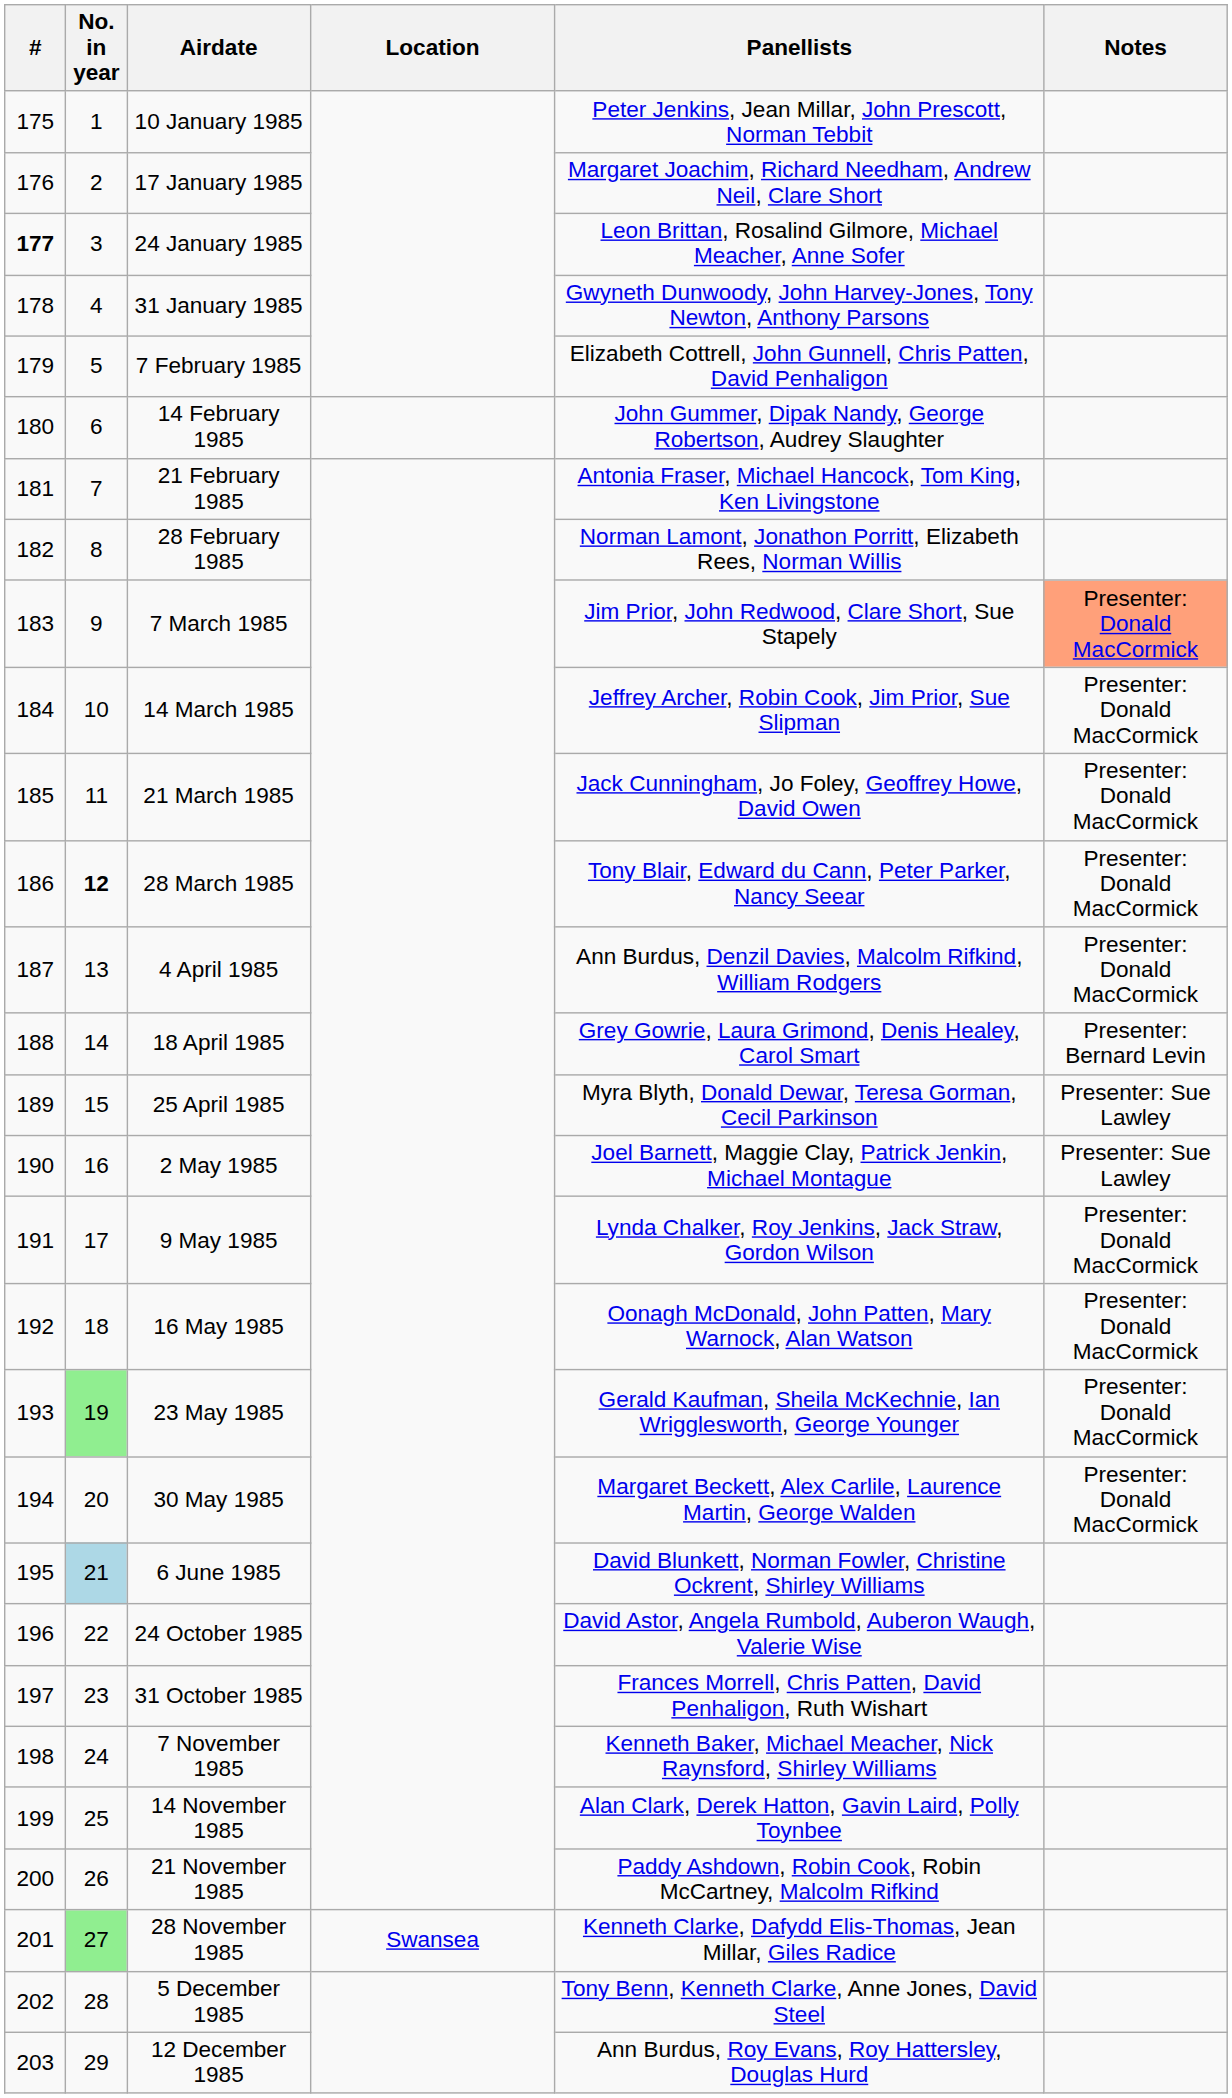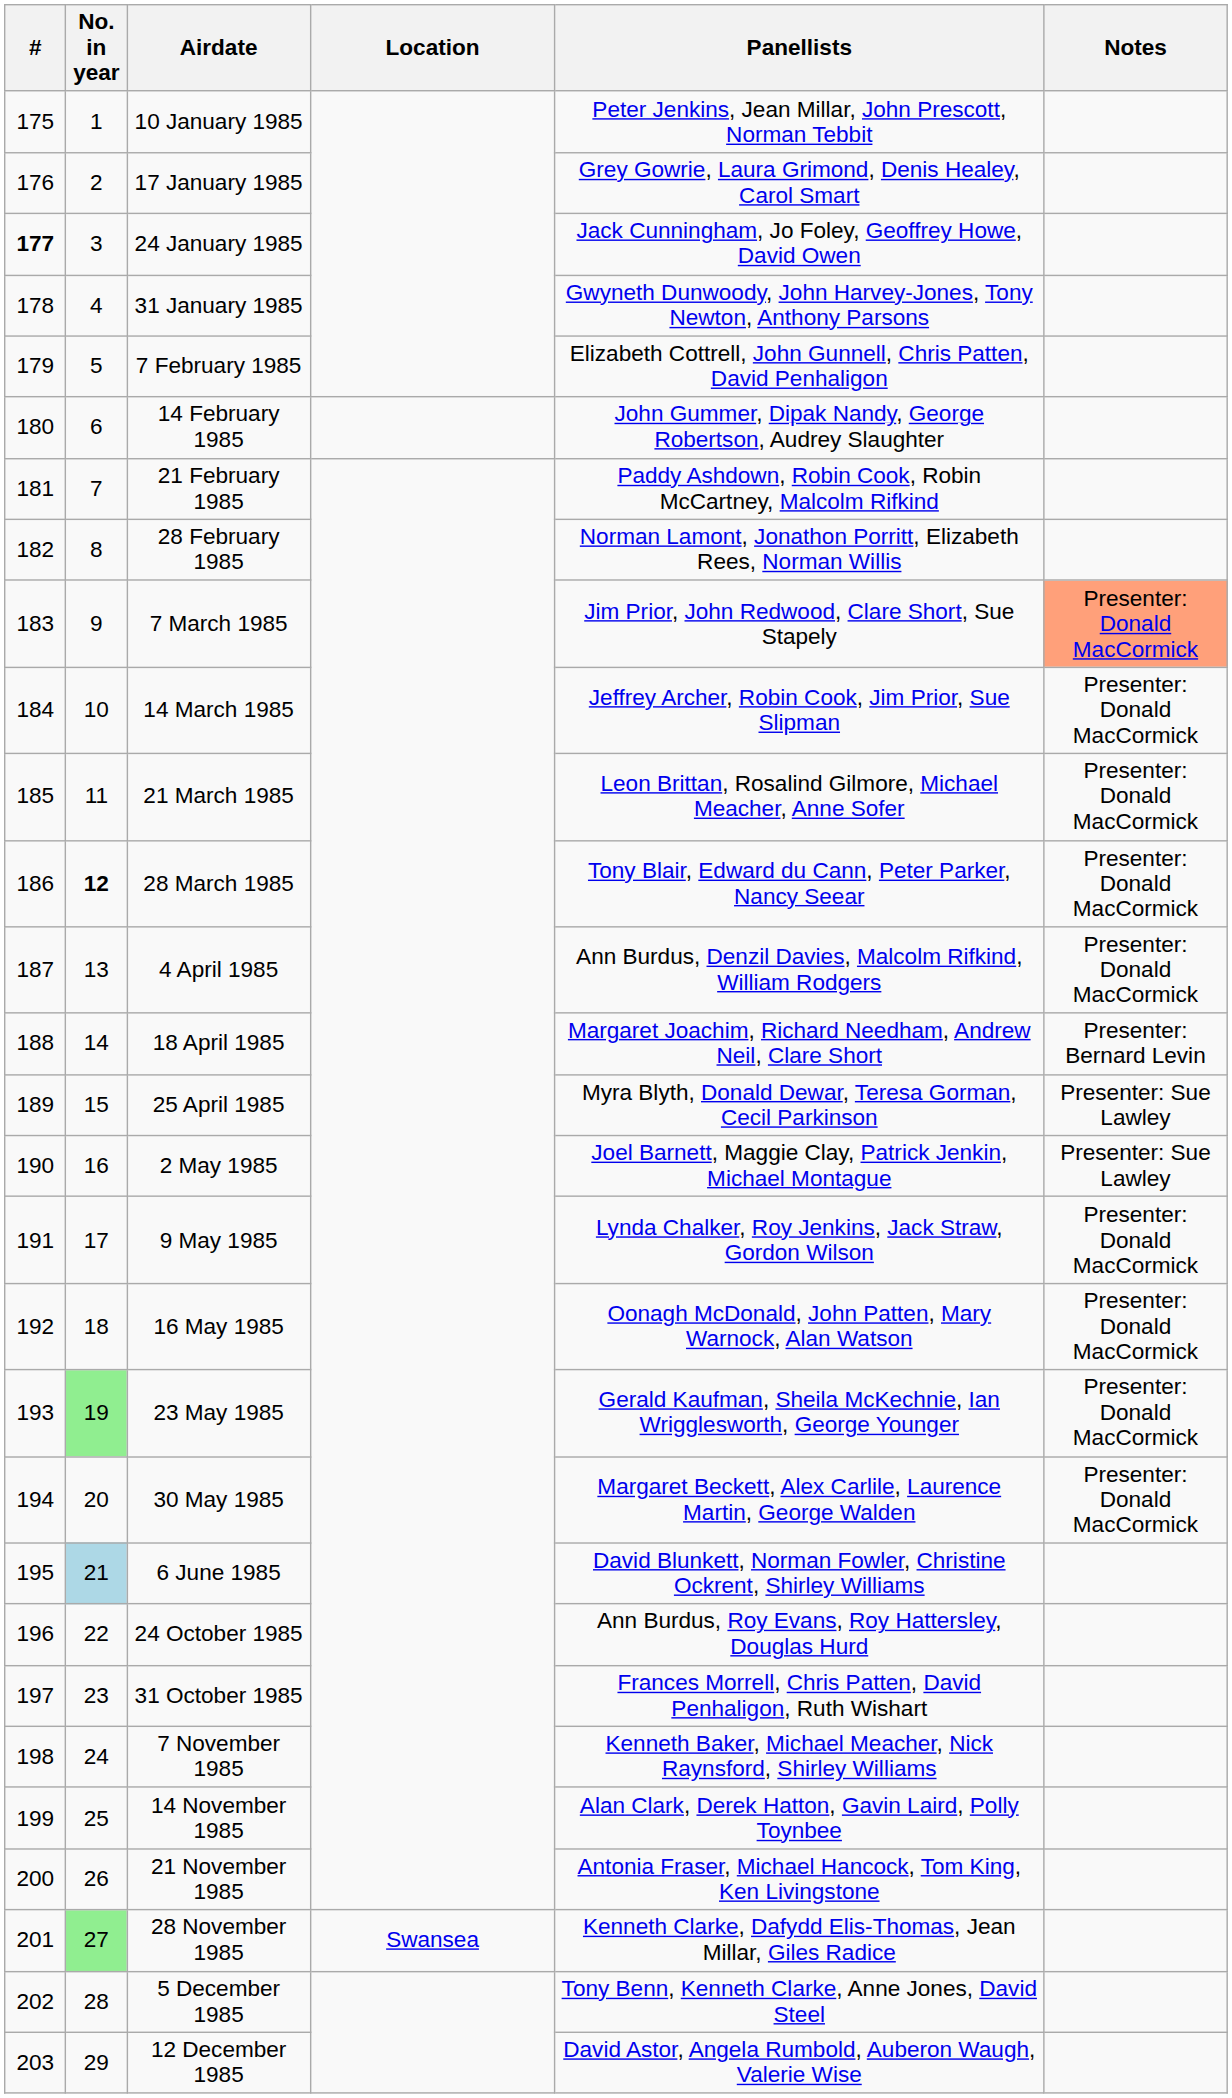(799, 182) Margaret Joachim, Richard Needham, Andrew Neil, Clare Short -> (799, 182) Grey Gowrie, Laura Grimond, Denis Healey, Carol Smart
(799, 243) Leon Brittan, Rosalind Gilmore, Michael Meacher, Anne Sofer -> (799, 243) Jack Cunningham, Jo Foley, Geoffrey Howe, David Owen
(799, 488) Antonia Fraser, Michael Hancock, Tom King, Ken Livingstone -> (799, 488) Paddy Ashdown, Robin Cook, Robin McCartney, Malcolm Rifkind
(799, 796) Jack Cunningham, Jo Foley, Geoffrey Howe, David Owen -> (799, 796) Leon Brittan, Rosalind Gilmore, Michael Meacher, Anne Sofer
(799, 1043) Grey Gowrie, Laura Grimond, Denis Healey, Carol Smart -> (799, 1043) Margaret Joachim, Richard Needham, Andrew Neil, Clare Short
(799, 1634) David Astor, Angela Rumbold, Auberon Waugh, Valerie Wise -> (799, 1634) Ann Burdus, Roy Evans, Roy Hattersley, Douglas Hurd
(799, 1879) Paddy Ashdown, Robin Cook, Robin McCartney, Malcolm Rifkind -> (799, 1879) Antonia Fraser, Michael Hancock, Tom King, Ken Livingstone
(799, 2062) Ann Burdus, Roy Evans, Roy Hattersley, Douglas Hurd -> (799, 2062) David Astor, Angela Rumbold, Auberon Waugh, Valerie Wise
